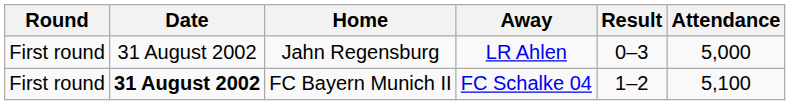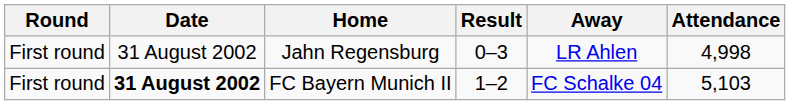columns swapped: (526, 20) <-> (632, 20)
(726, 52) 5,000 -> (726, 52) 4,998
(726, 83) 5,100 -> (726, 83) 5,103
